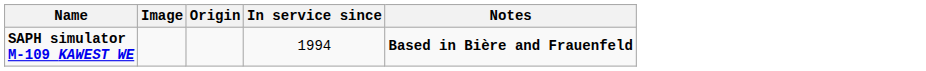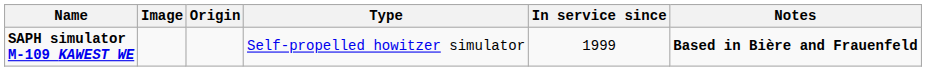+ column: (386, 16)
(314, 47) 1994 -> (599, 47) 1999
